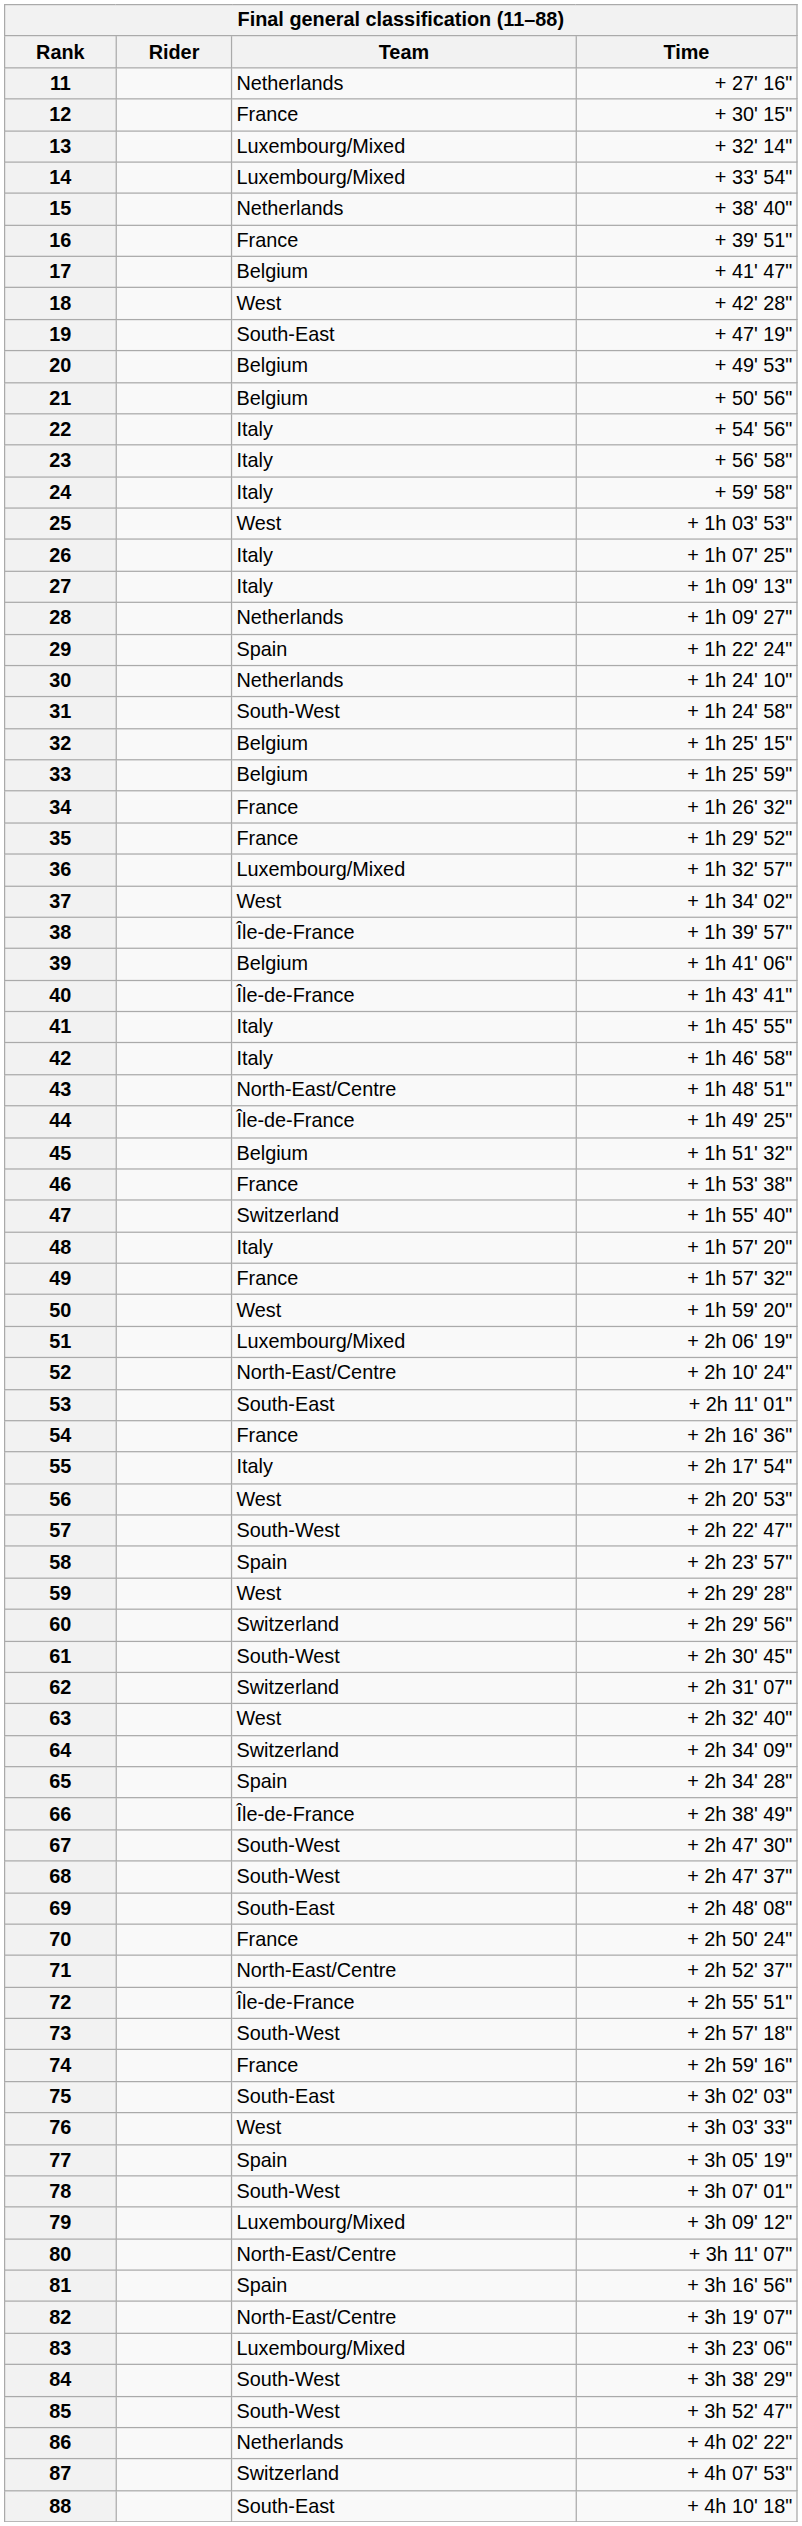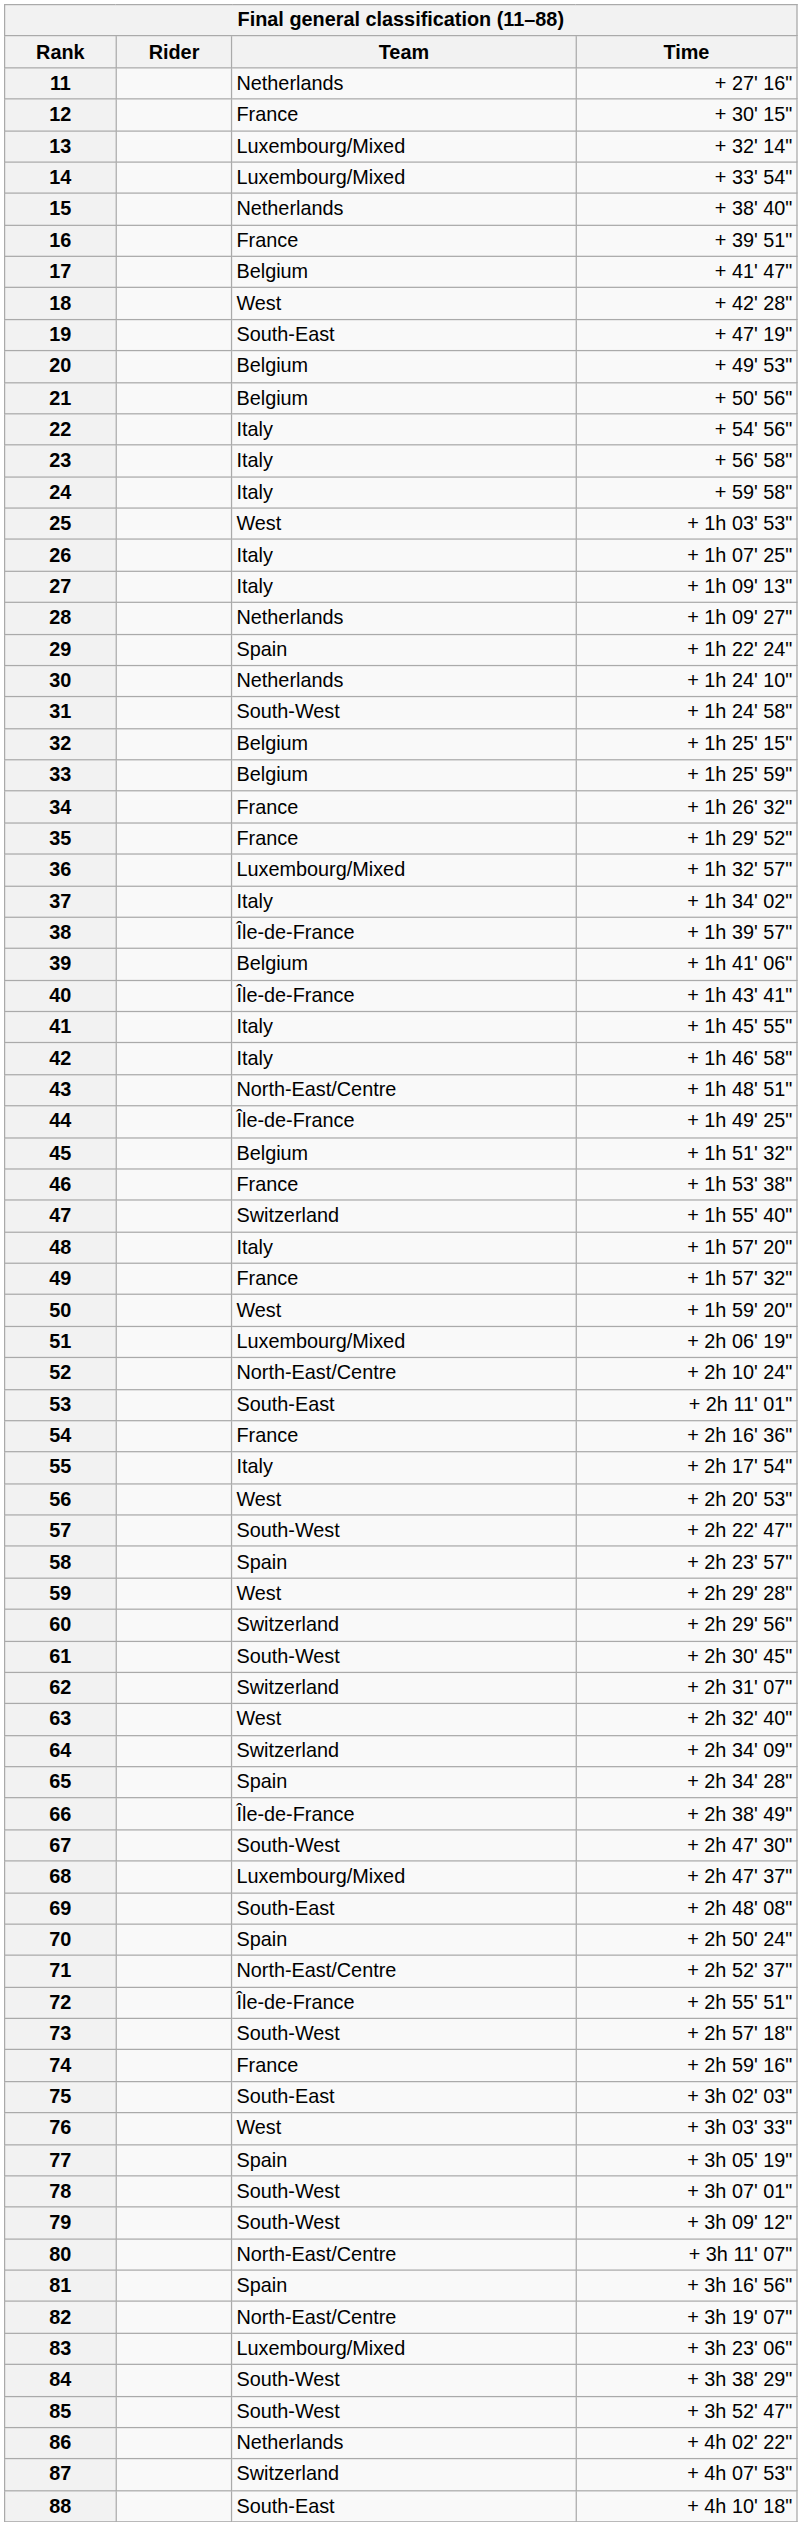(259, 901) West -> (255, 901) Italy
(288, 1876) South-West -> (321, 1876) Luxembourg/Mixed
(267, 1939) France -> (262, 1939) Spain
(321, 2222) Luxembourg/Mixed -> (288, 2222) South-West
